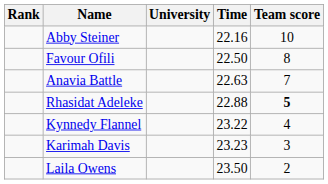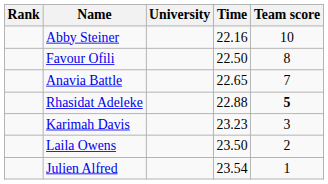(232, 80) 22.63 -> (232, 80) 22.65
- row: (94, 124)
+ row: (82, 168)
